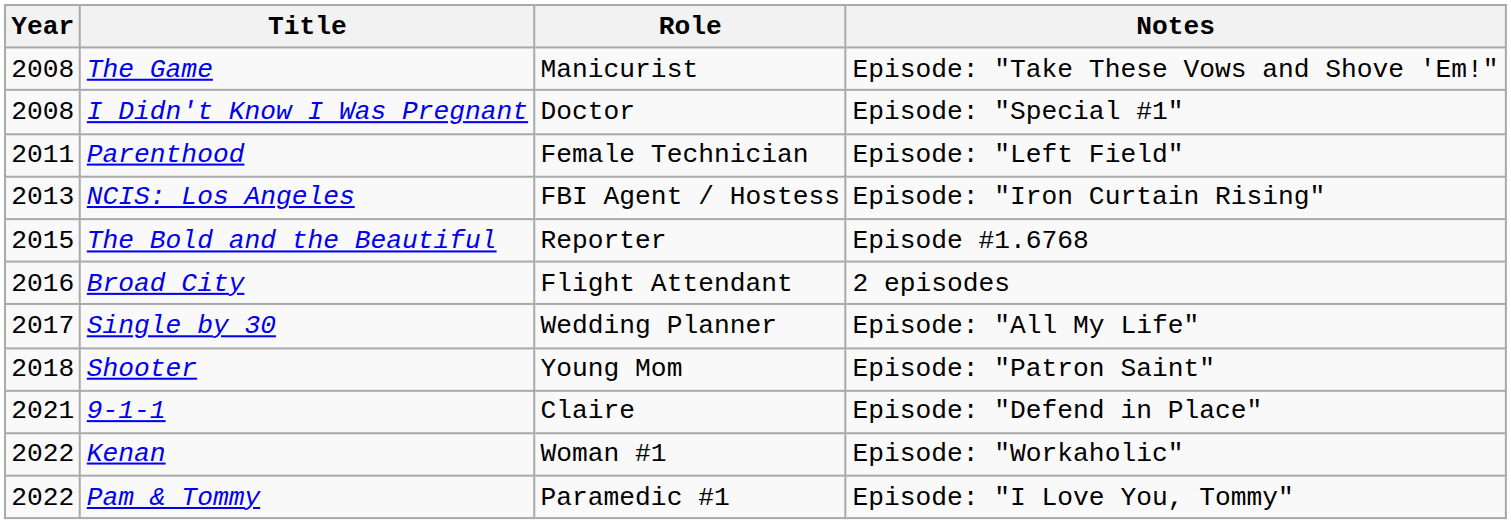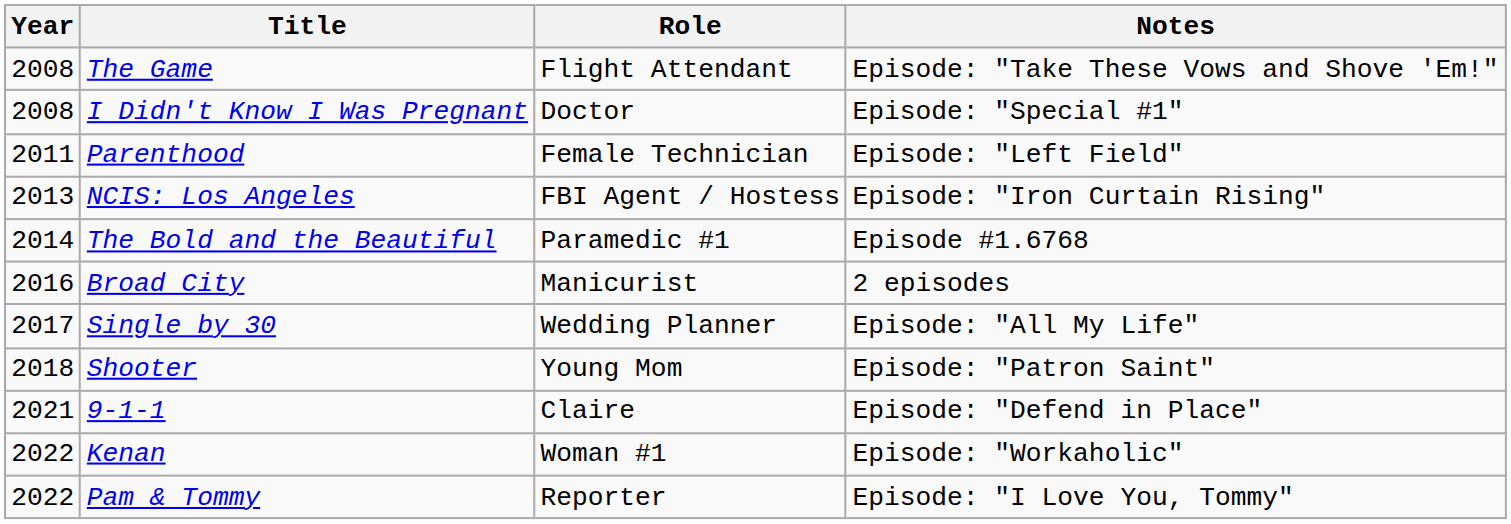(619, 69) Manicurist -> (667, 69) Flight Attendant
(43, 240) 2015 -> (43, 240) 2014
(604, 240) Reporter -> (635, 240) Paramedic #1
(667, 283) Flight Attendant -> (619, 283) Manicurist
(635, 497) Paramedic #1 -> (604, 497) Reporter
